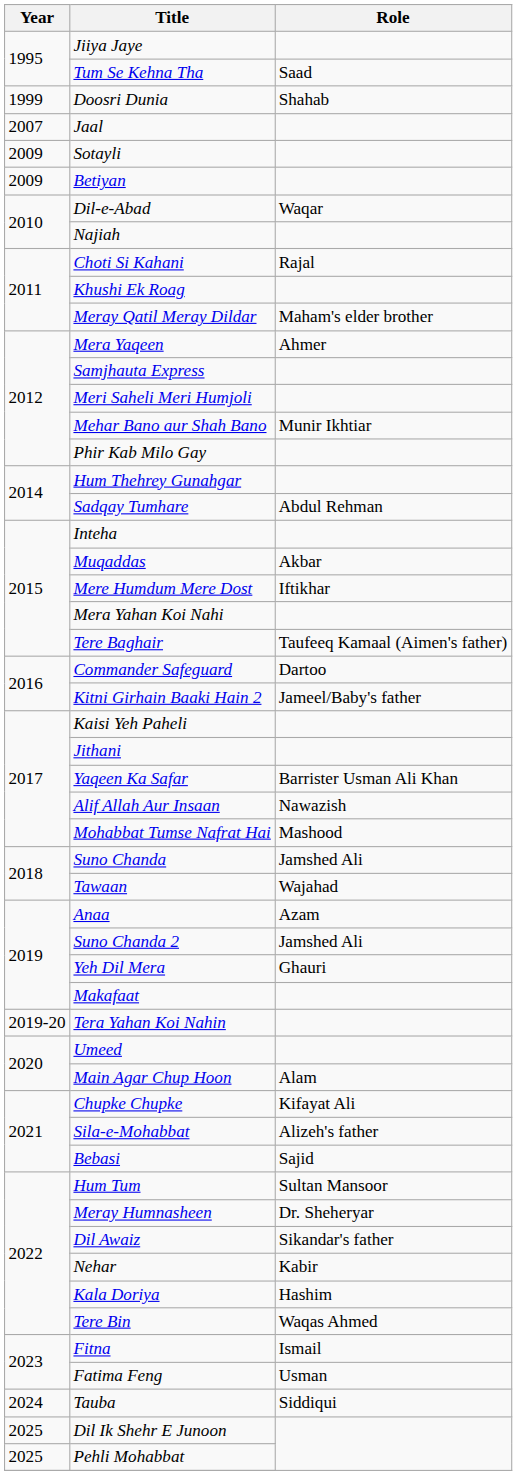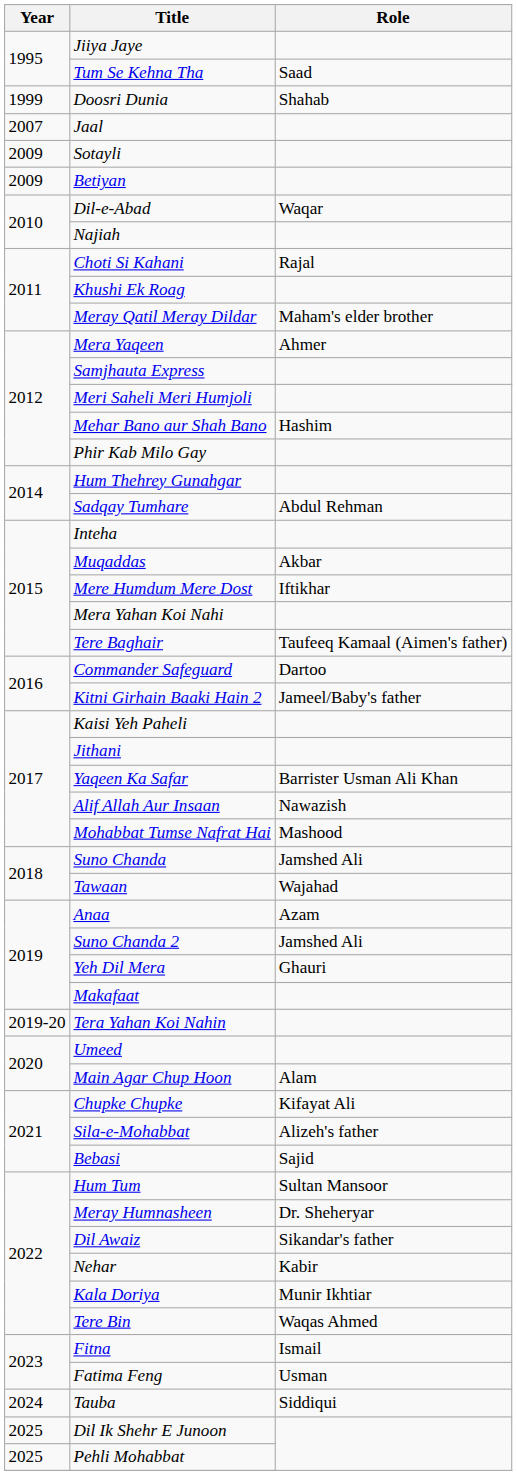(325, 425) Munir Ikhtiar -> (305, 425) Hashim
(305, 1294) Hashim -> (325, 1294) Munir Ikhtiar
